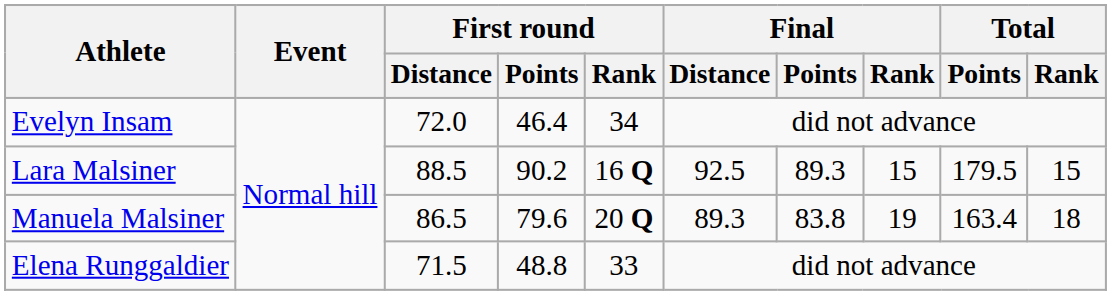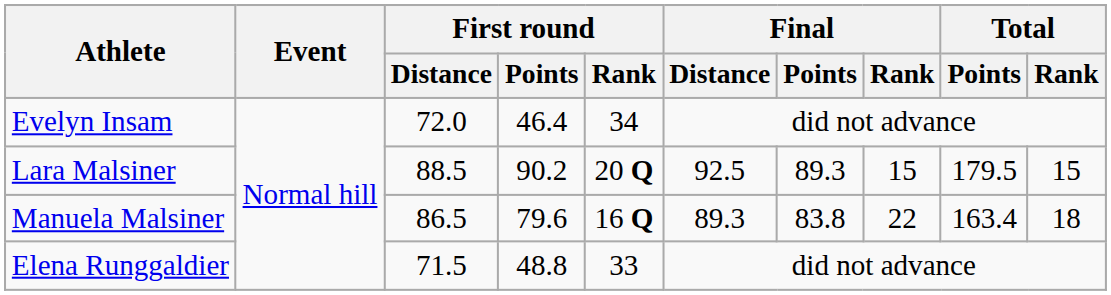(624, 170) 16 Q -> (624, 170) 20 Q
(624, 218) 20 Q -> (624, 218) 16 Q
(902, 218) 19 -> (902, 218) 22
